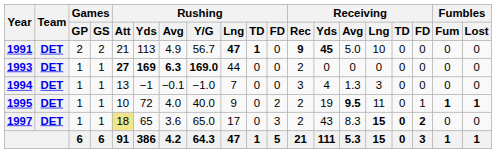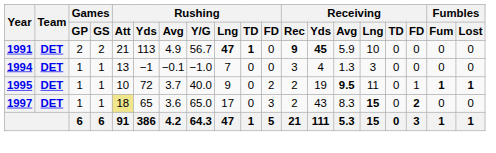(353, 49) 5.0 -> (347, 49) 5.9
- row: (20, 67)
(173, 103) 4.0 -> (173, 85) 3.7
(402, 121) bold -> (396, 103) normal
